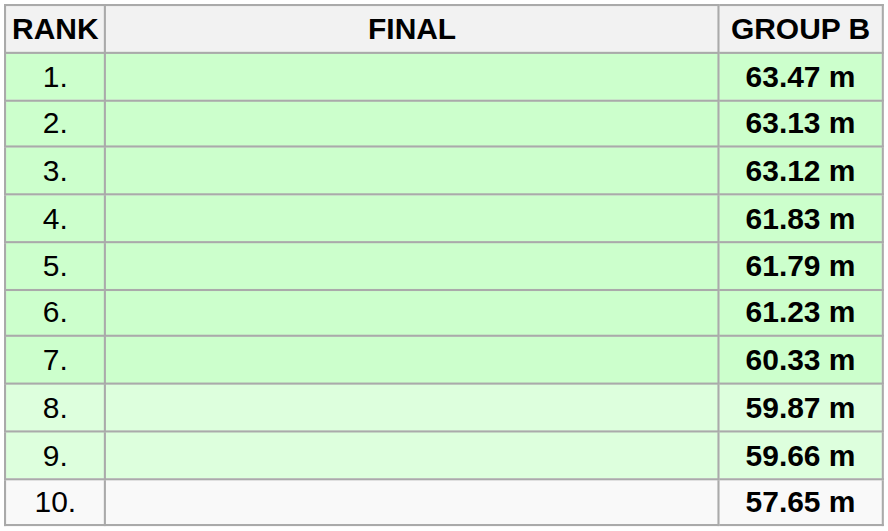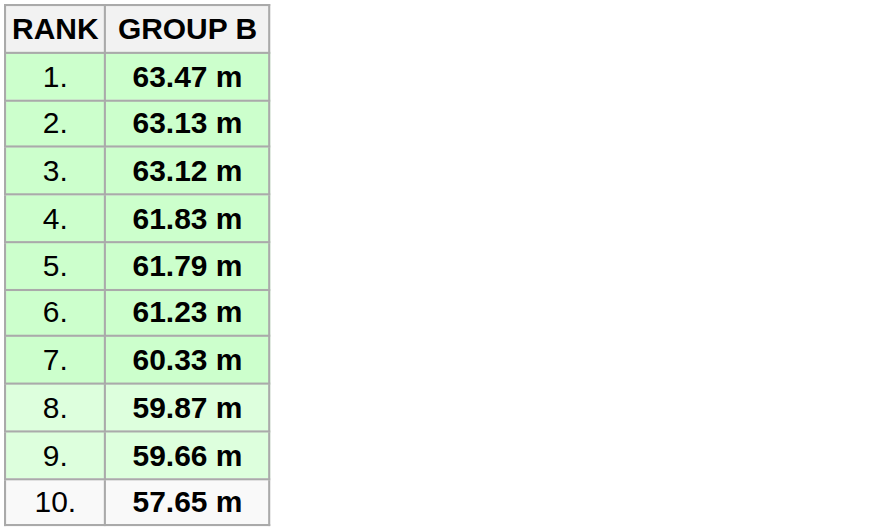- column: (412, 29)
